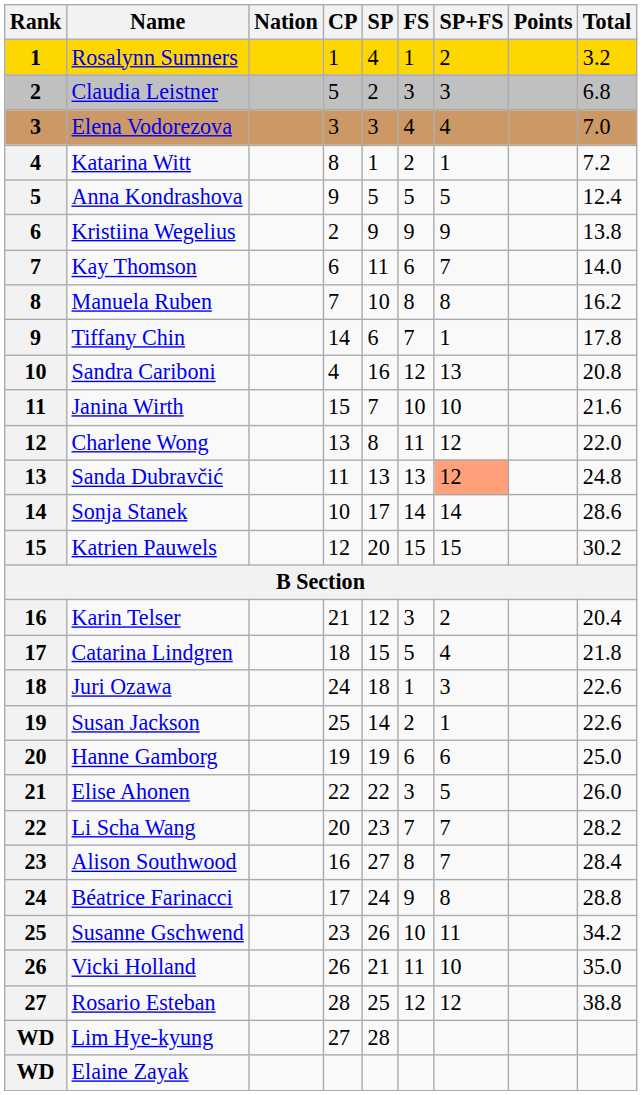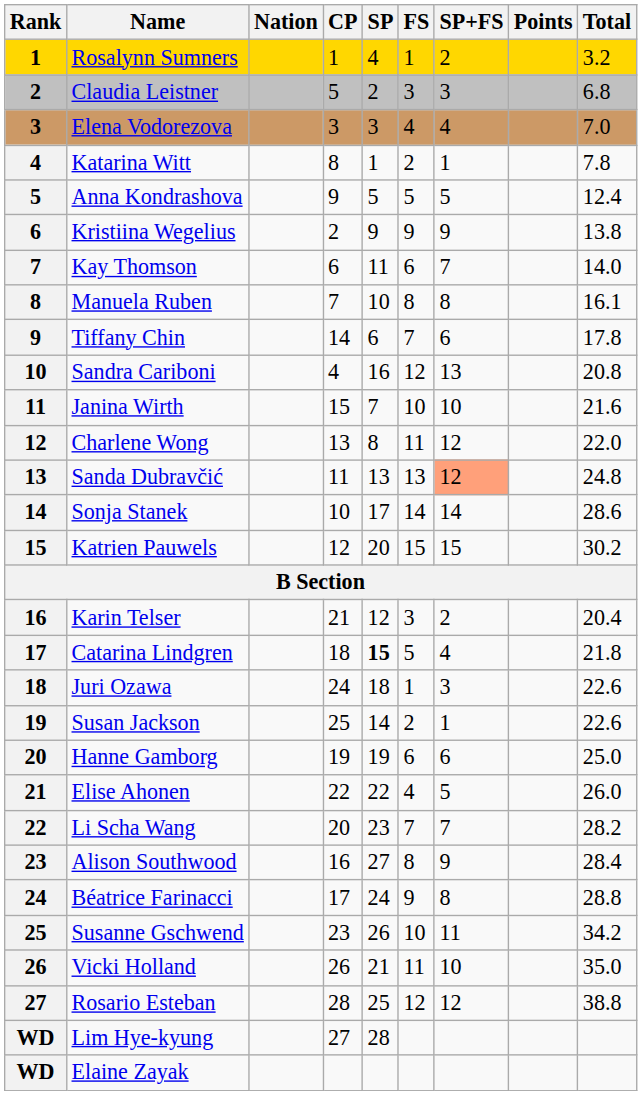(597, 162) 7.2 -> (597, 162) 7.8
(602, 302) 16.2 -> (602, 302) 16.1
(445, 337) 1 -> (445, 337) 6
(379, 652) normal -> (379, 652) bold
(409, 792) 3 -> (409, 792) 4
(445, 862) 7 -> (445, 862) 9
